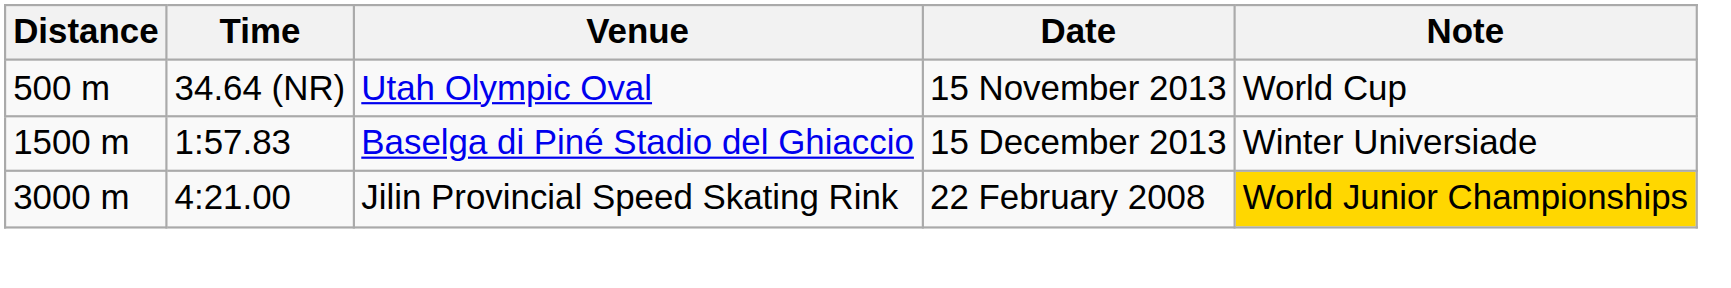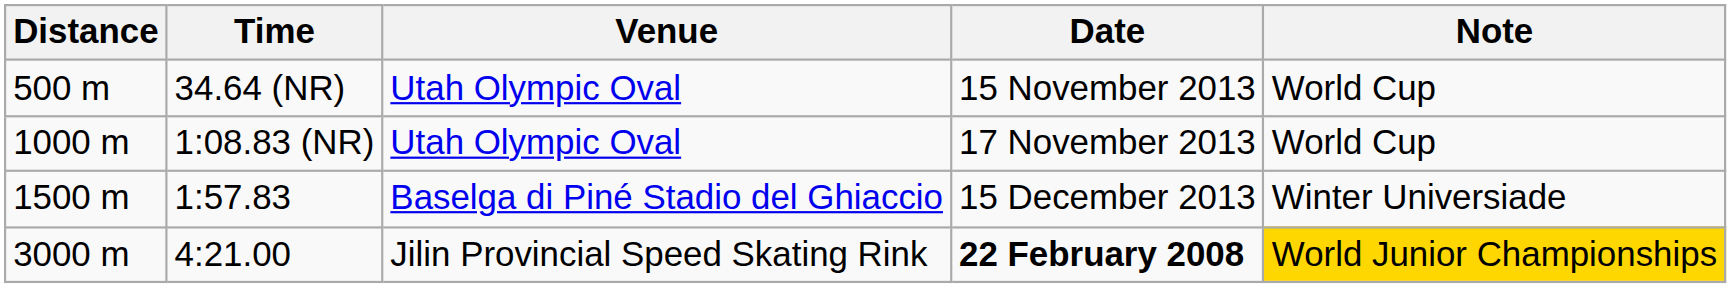+ row: (274, 142)
(1068, 198) normal -> (1102, 253) bold
